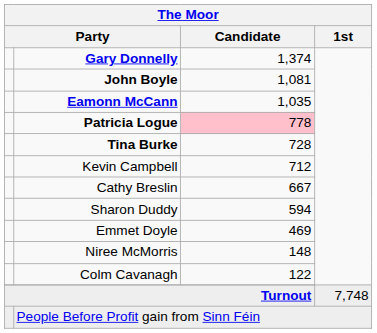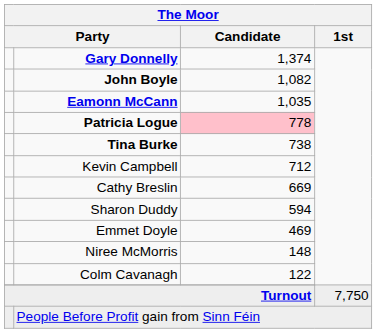(294, 79) 1,081 -> (294, 79) 1,082
(300, 144) 728 -> (300, 144) 738
(300, 187) 667 -> (300, 187) 669
(352, 295) 7,748 -> (352, 295) 7,750
